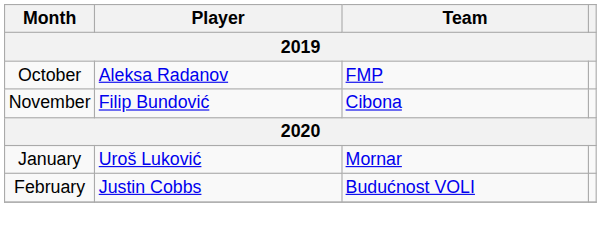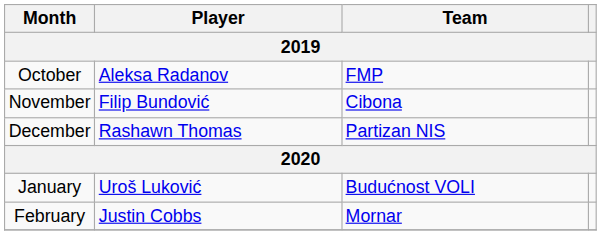+ row: (50, 131)
(374, 159) Mornar -> (410, 187) Budućnost VOLI
(410, 187) Budućnost VOLI -> (374, 215) Mornar
